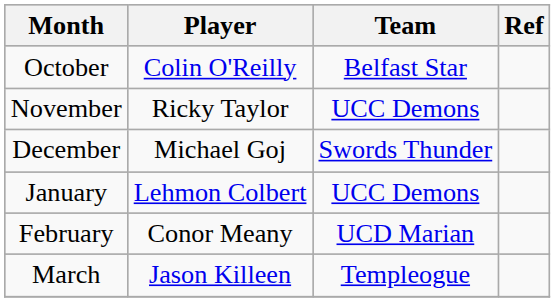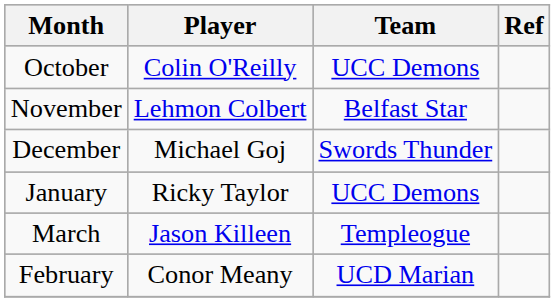(405, 66) Belfast Star -> (405, 66) UCC Demons
(220, 108) Ricky Taylor -> (220, 108) Lehmon Colbert
(405, 108) UCC Demons -> (405, 108) Belfast Star
(220, 191) Lehmon Colbert -> (220, 191) Ricky Taylor
rows swapped: (66, 233) <-> (66, 274)
